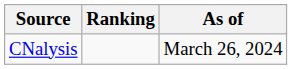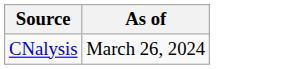- column: (121, 19)
